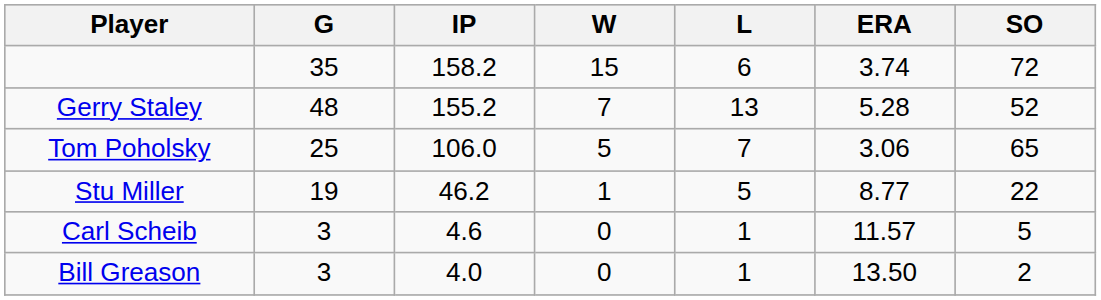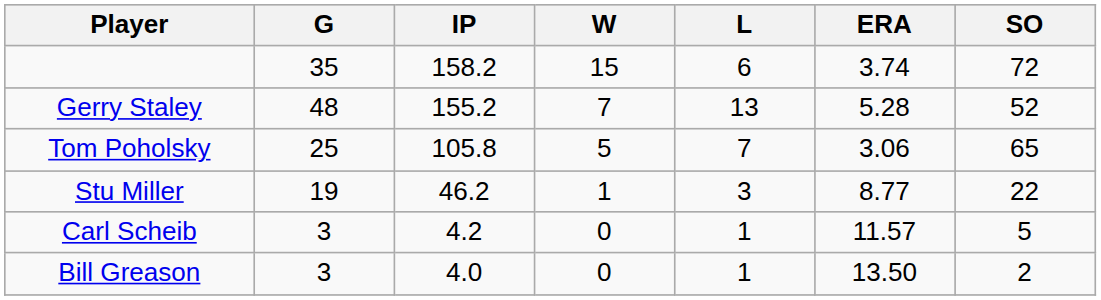(464, 149) 106.0 -> (464, 149) 105.8
(744, 190) 5 -> (744, 190) 3
(464, 231) 4.6 -> (464, 231) 4.2
